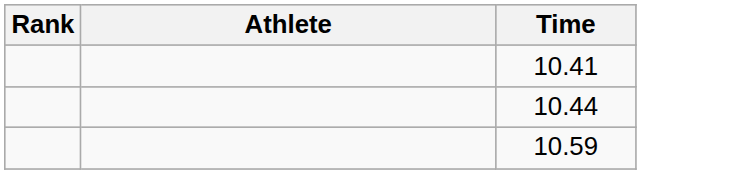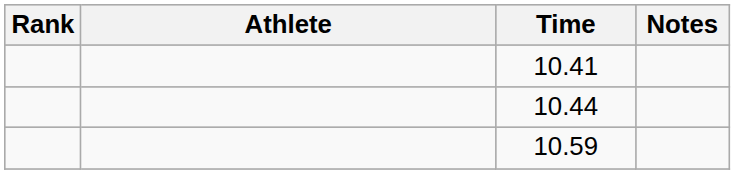+ column: (682, 24)
